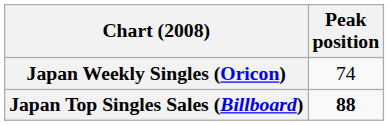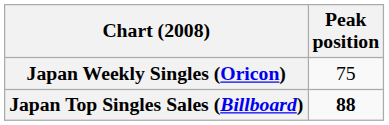(346, 73) 74 -> (346, 73) 75
